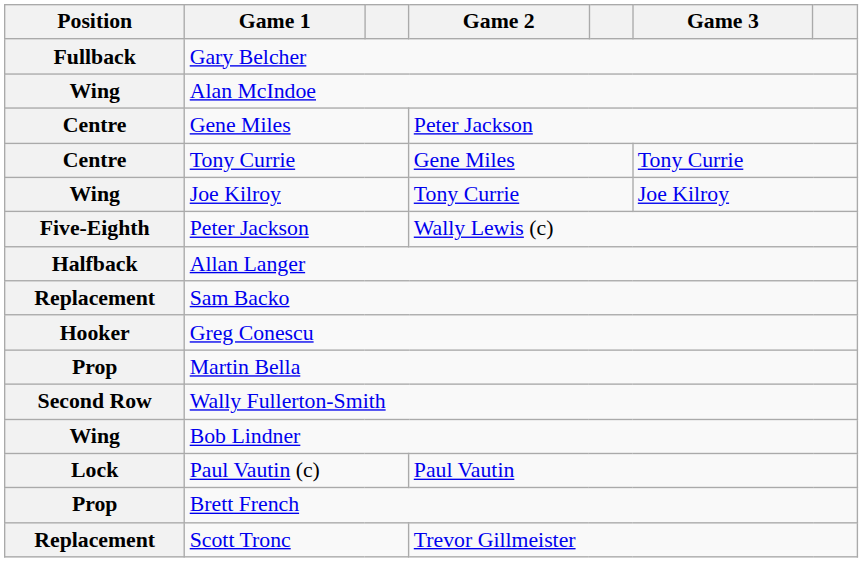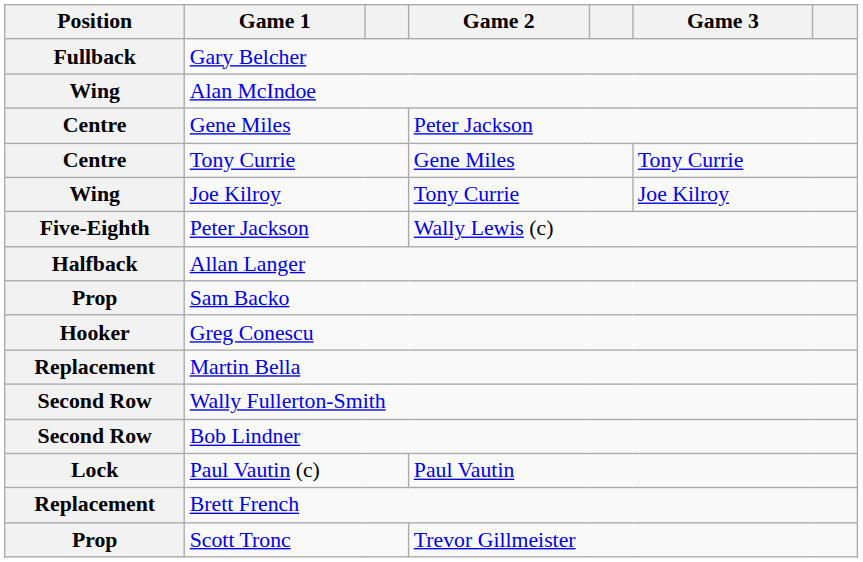(95, 297) Replacement -> (95, 297) Prop
(95, 366) Prop -> (95, 366) Replacement
(95, 435) Wing -> (95, 435) Second Row
(95, 504) Prop -> (95, 504) Replacement
(95, 539) Replacement -> (95, 539) Prop
